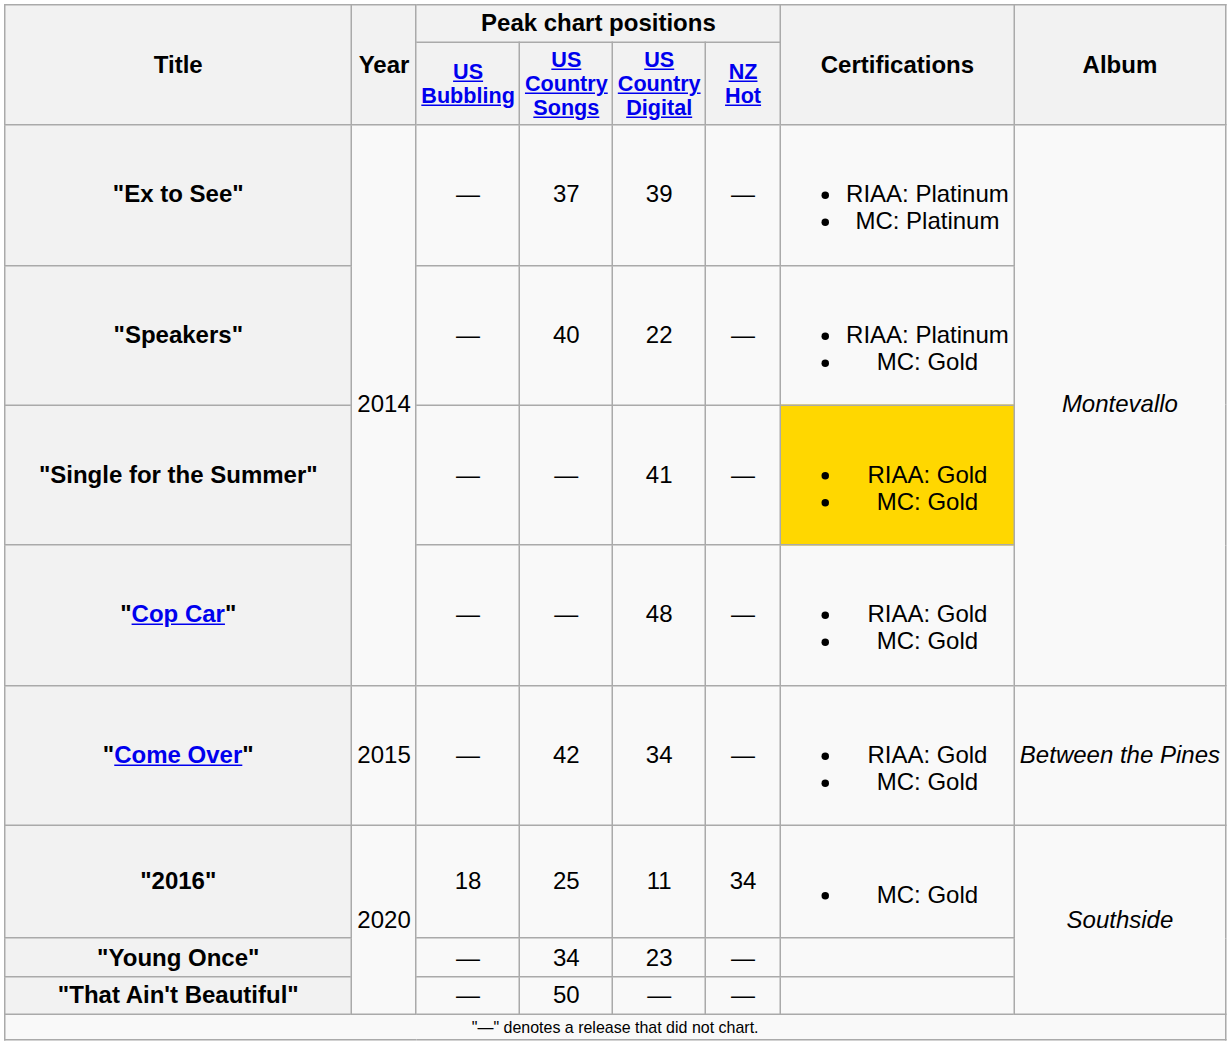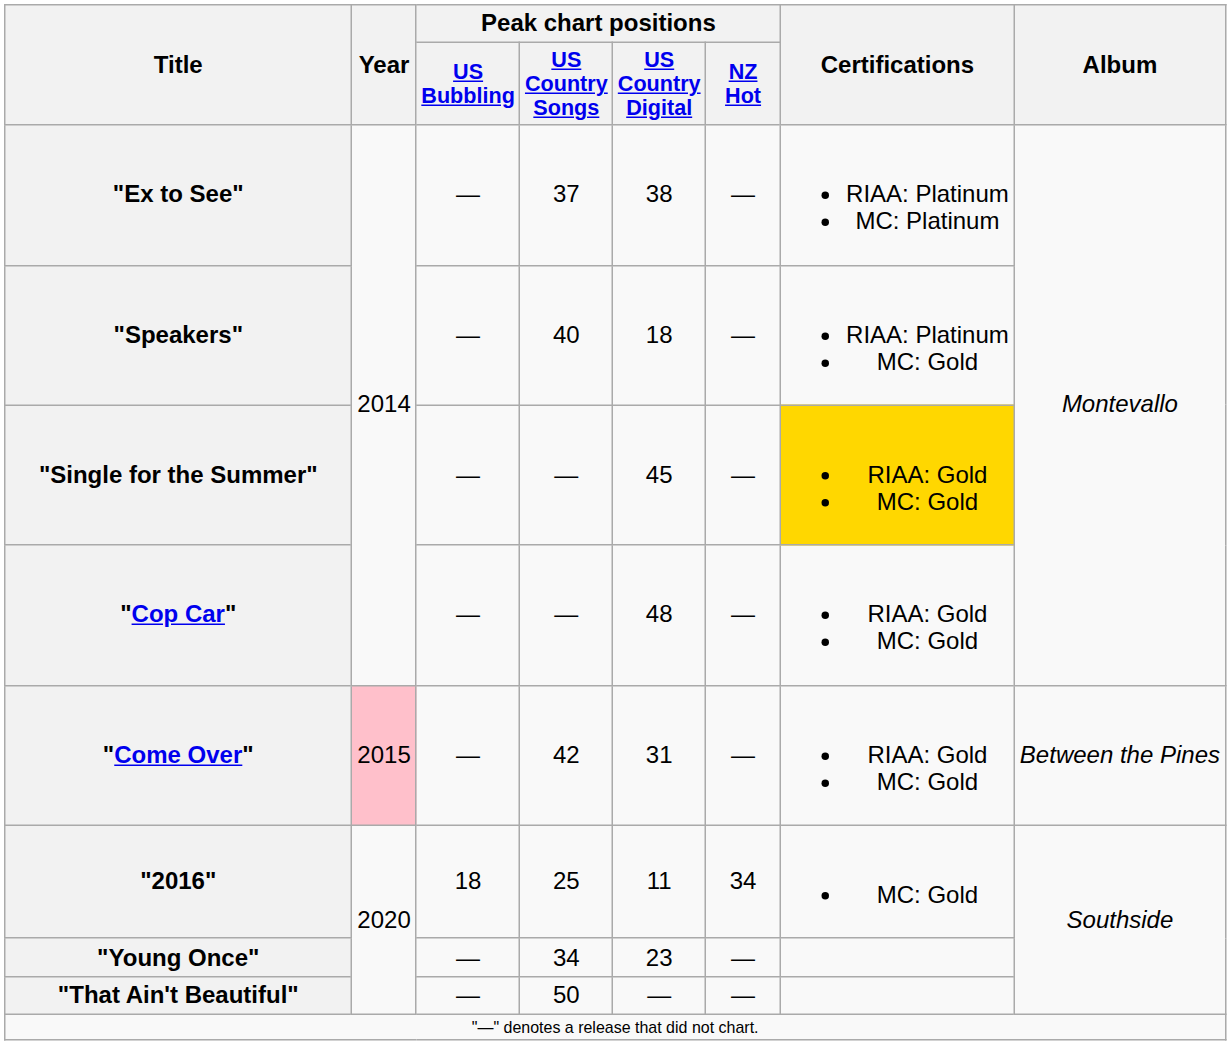(659, 194) 39 -> (659, 194) 38
(659, 334) 22 -> (659, 334) 18
(659, 474) 41 -> (659, 474) 45
(384, 754) no background -> (384, 754) pink background
(659, 754) 34 -> (659, 754) 31
